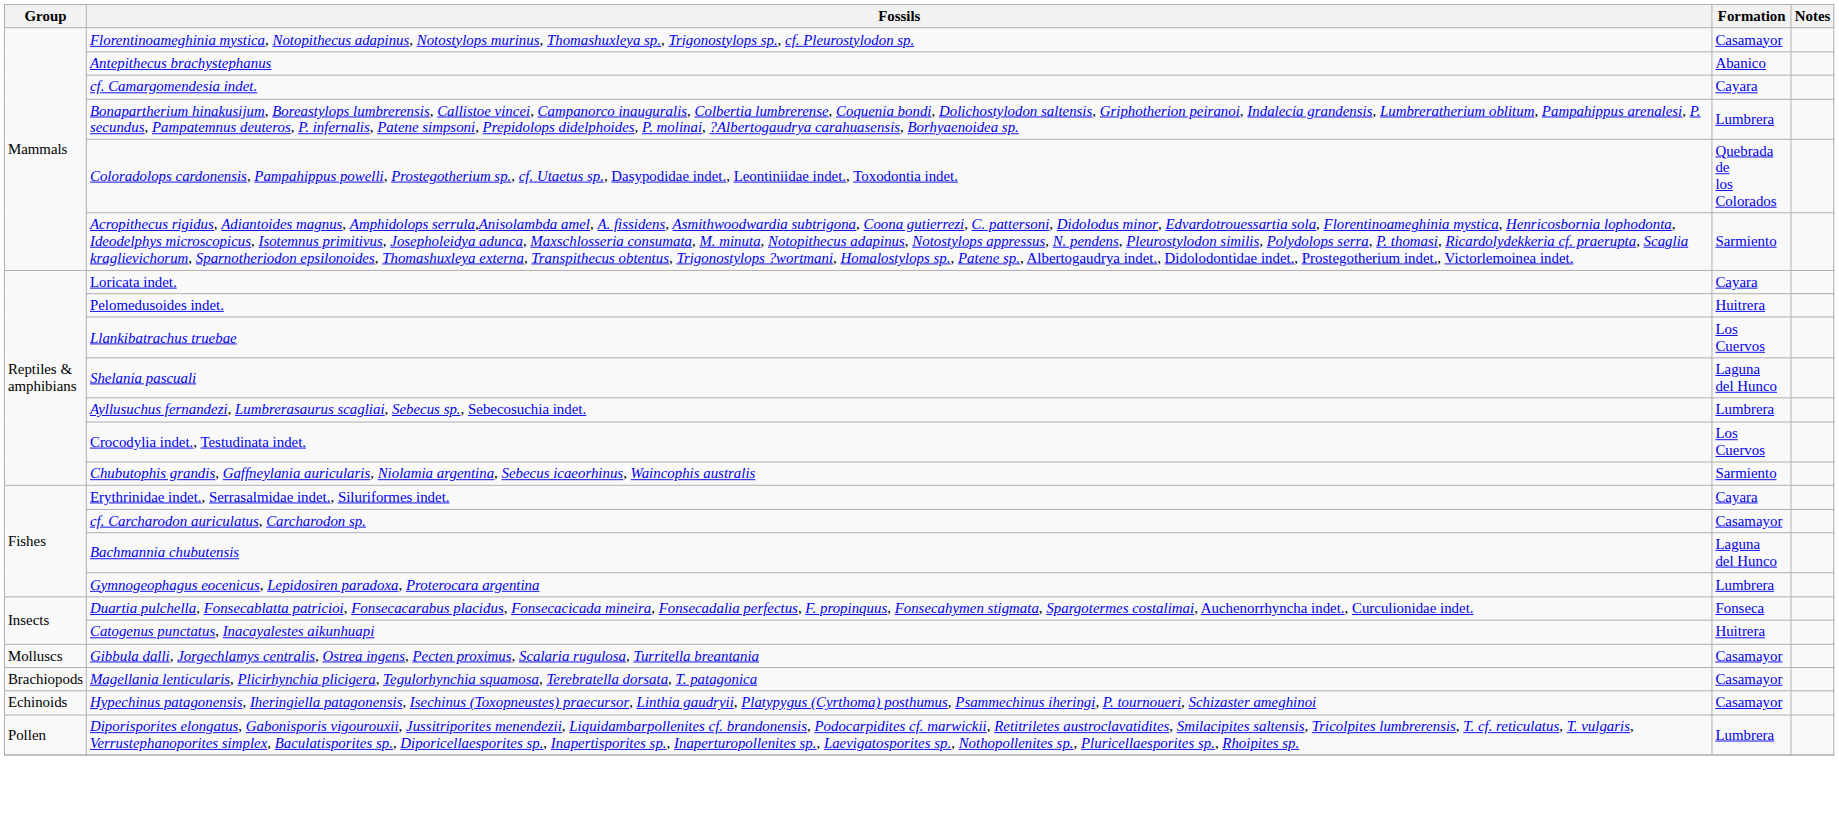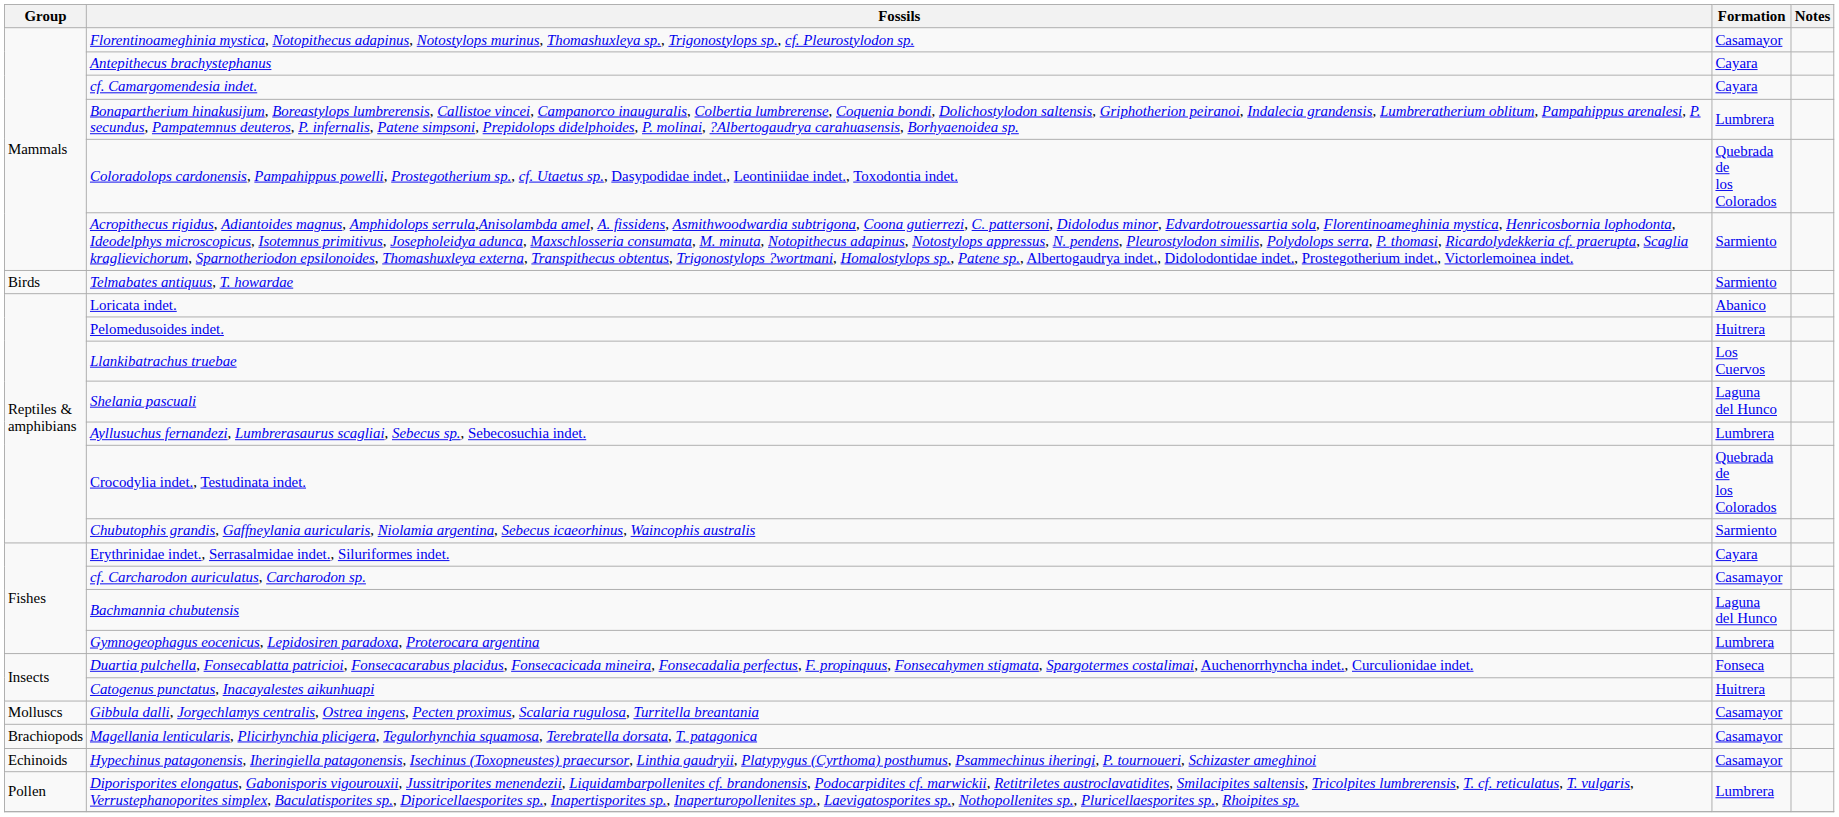(1741, 63) Abanico -> (1737, 63) Cayara
+ row: (192, 281)
(1737, 281) Cayara -> (1741, 305) Abanico
(1740, 441) Los Cuervos -> (1746, 482) Quebrada de los Colorados
